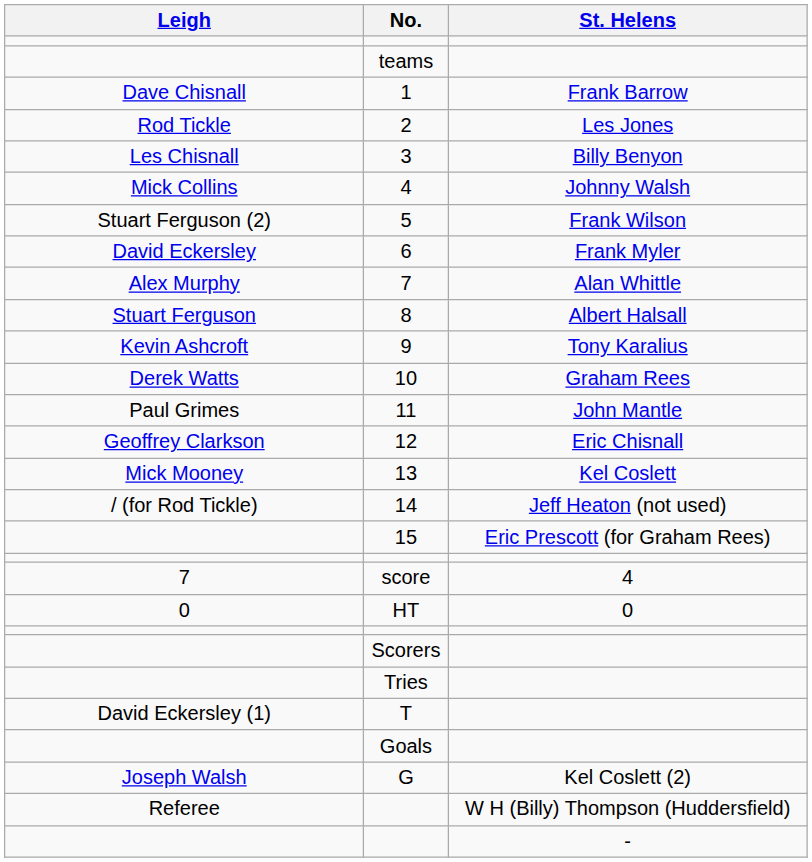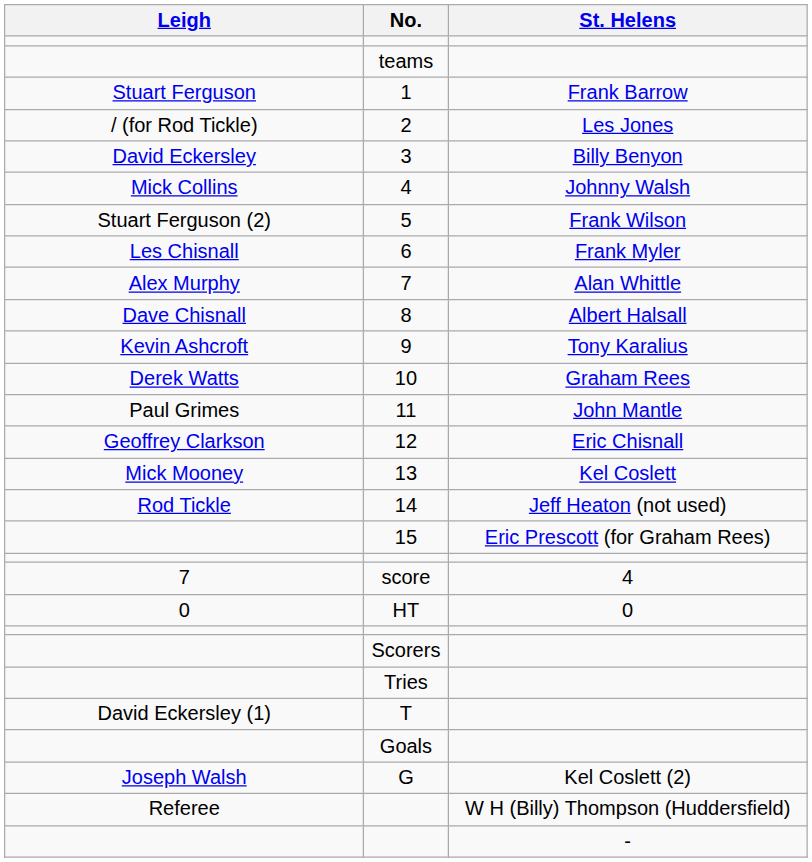(184, 93) Dave Chisnall -> (184, 93) Stuart Ferguson
(184, 124) Rod Tickle -> (184, 124) / (for Rod Tickle)
(184, 156) Les Chisnall -> (184, 156) David Eckersley
(184, 251) David Eckersley -> (184, 251) Les Chisnall
(184, 315) Stuart Ferguson -> (184, 315) Dave Chisnall
(184, 505) / (for Rod Tickle) -> (184, 505) Rod Tickle
